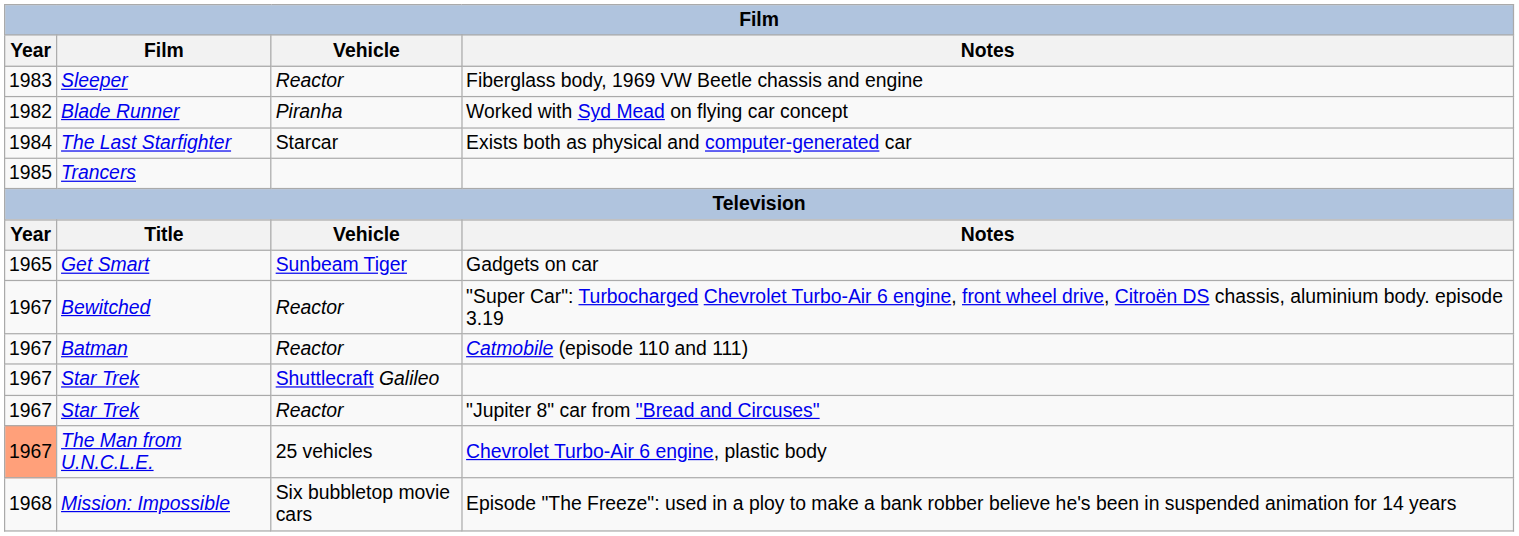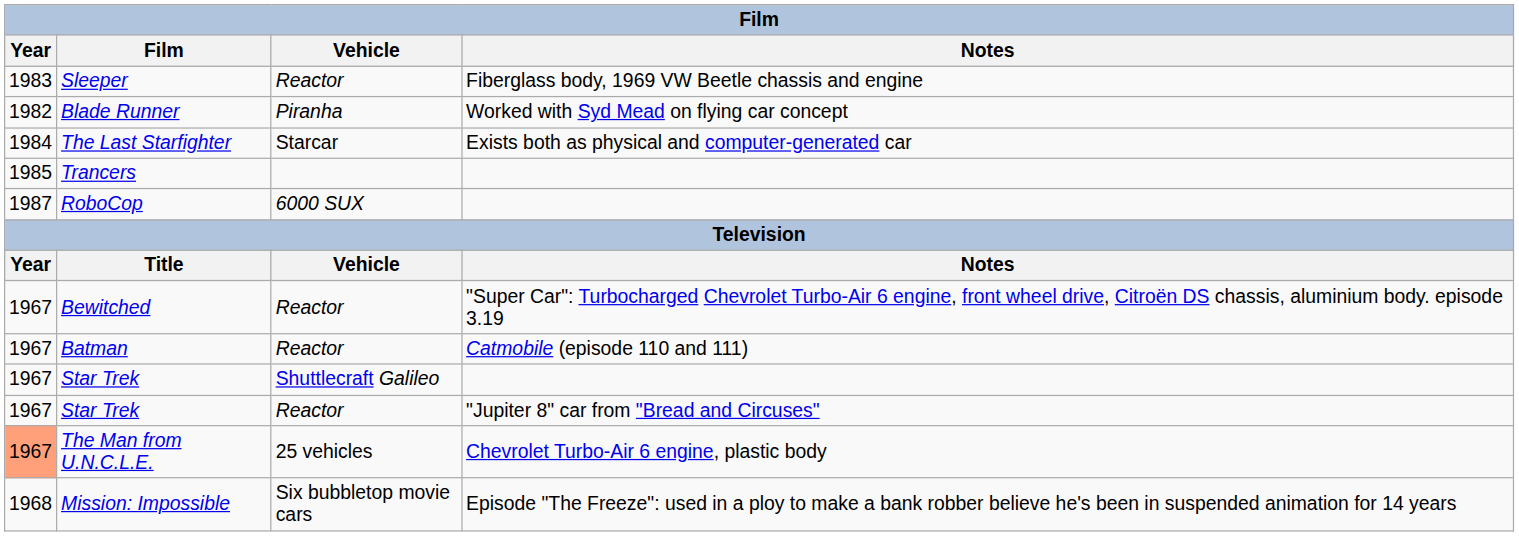+ row: (102, 204)
- row: (105, 265)
